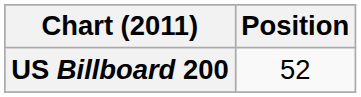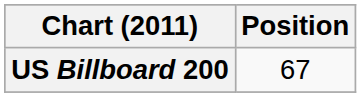(295, 69) 52 -> (295, 69) 67
